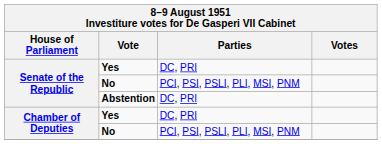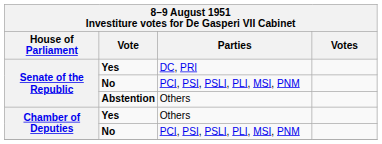(178, 99) DC, PRI -> (175, 99) Others
(178, 115) DC, PRI -> (175, 115) Others
